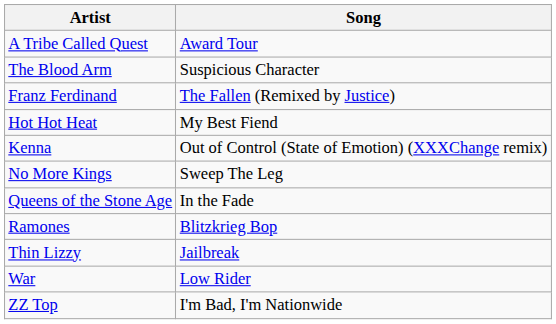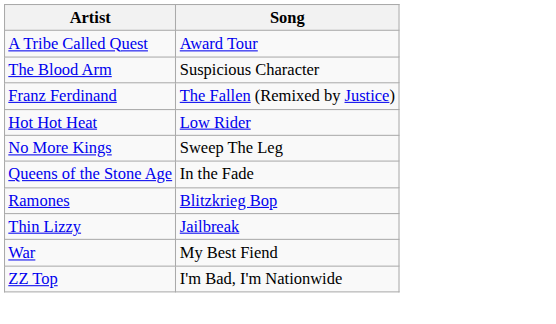(229, 122) My Best Fiend -> (215, 122) Low Rider
- row: (30, 148)
(215, 278) Low Rider -> (229, 252) My Best Fiend
